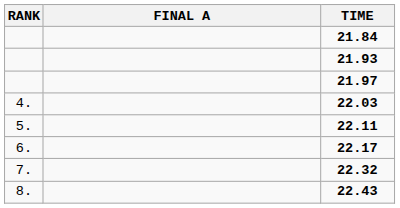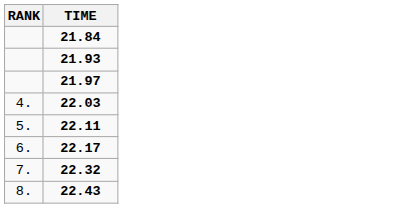- column: (182, 16)
